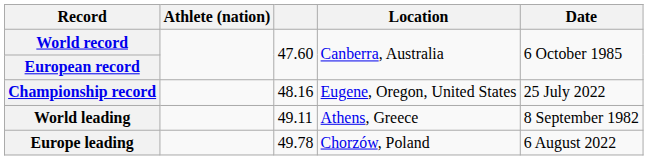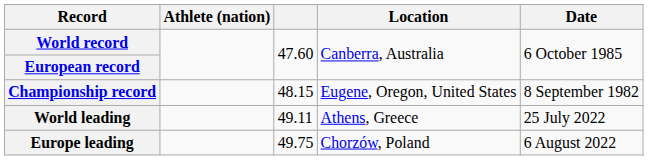(295, 92) 48.16 -> (295, 92) 48.15
(565, 92) 25 July 2022 -> (581, 92) 8 September 1982
(581, 117) 8 September 1982 -> (565, 117) 25 July 2022
(295, 142) 49.78 -> (295, 142) 49.75
